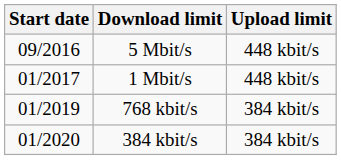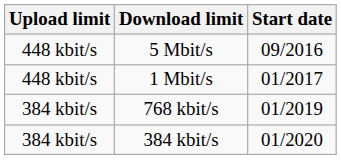columns swapped: (49, 19) <-> (281, 19)
